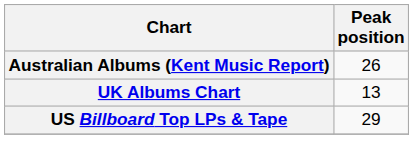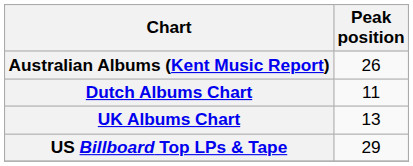+ row: (169, 92)
